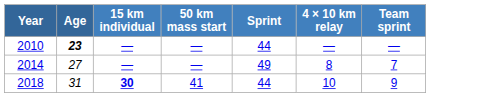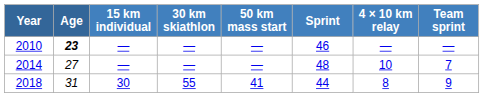+ column: (189, 21)
(264, 46) 44 -> (323, 46) 46
(264, 65) 49 -> (323, 65) 48
(329, 65) 8 -> (386, 65) 10
(127, 84) bold -> (123, 84) normal
(329, 84) 10 -> (386, 84) 8
